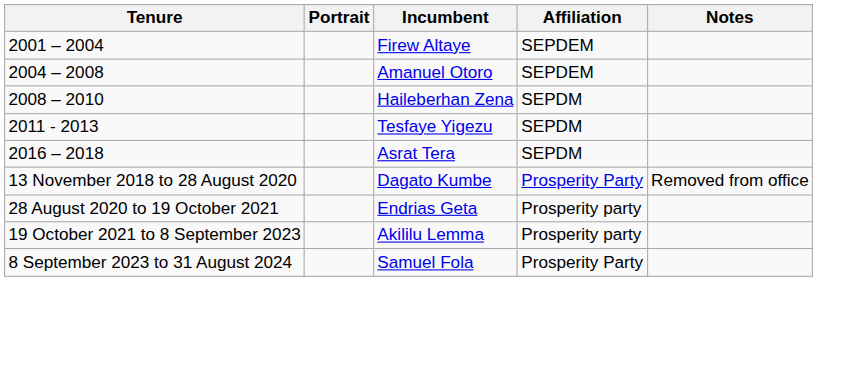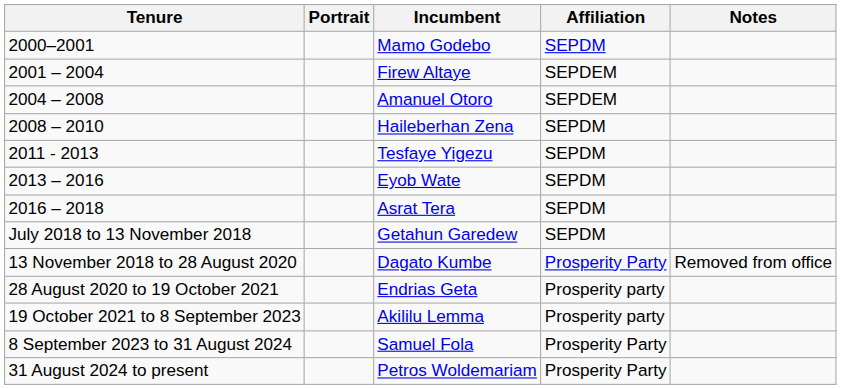+ row: (434, 45)
+ row: (419, 180)
+ row: (447, 235)
+ row: (457, 371)
